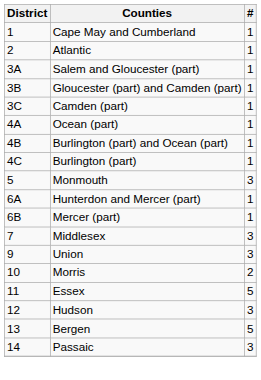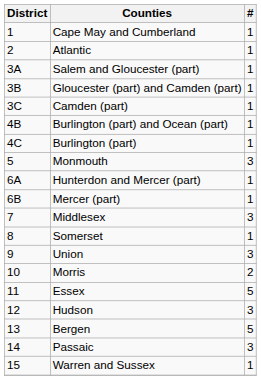- row: (85, 124)
+ row: (78, 236)
+ row: (104, 365)
